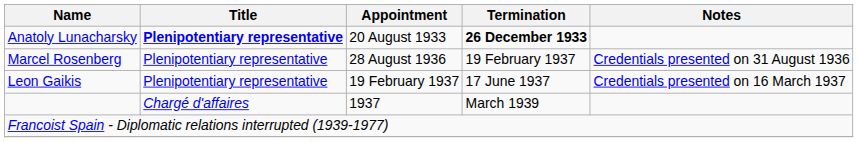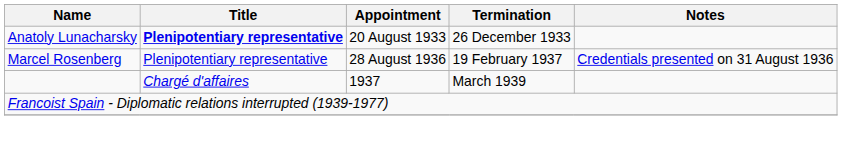(526, 37) bold -> (512, 37) normal
- row: (44, 81)
